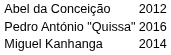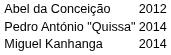(153, 26) 2016 -> (153, 26) 2014
